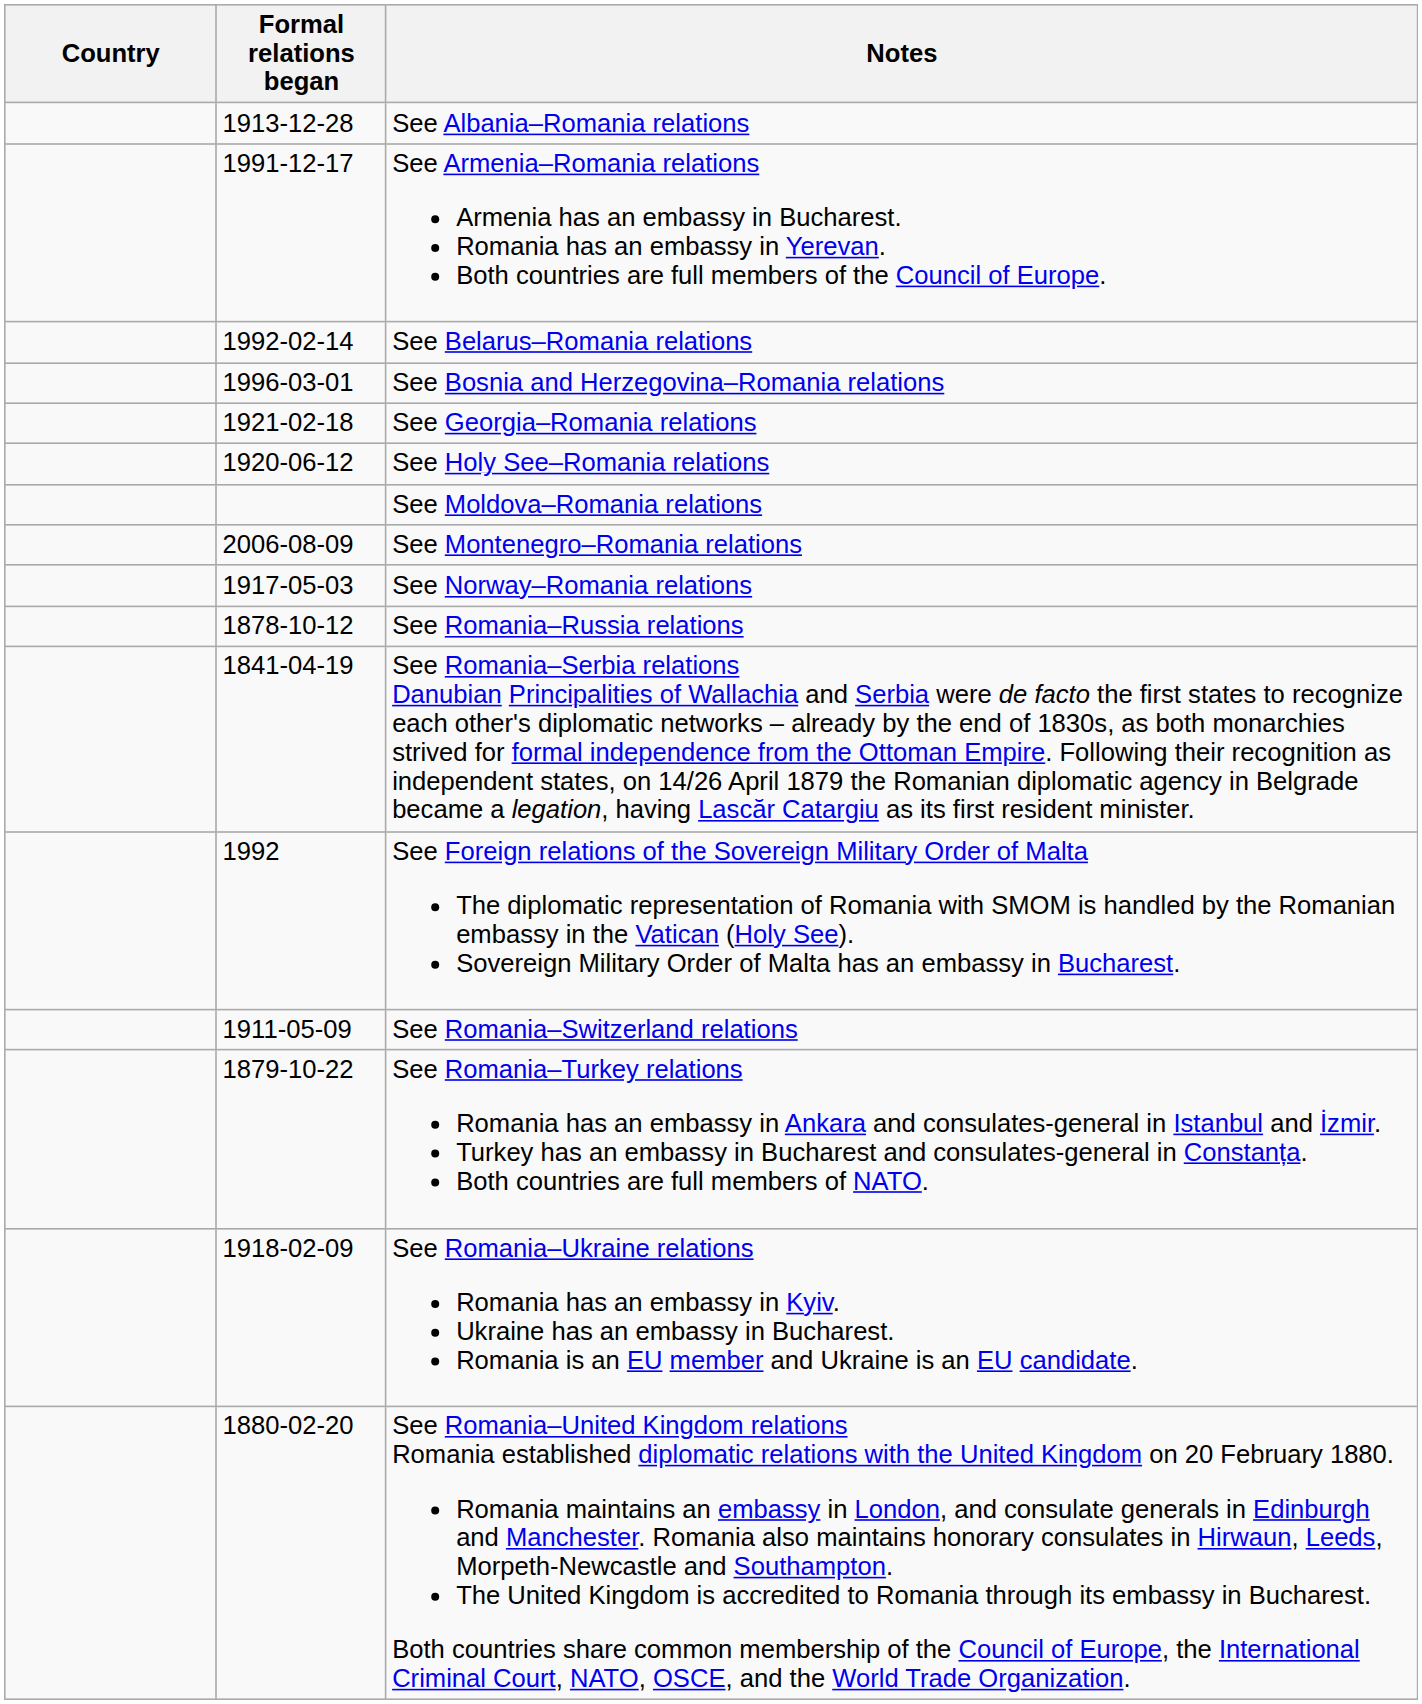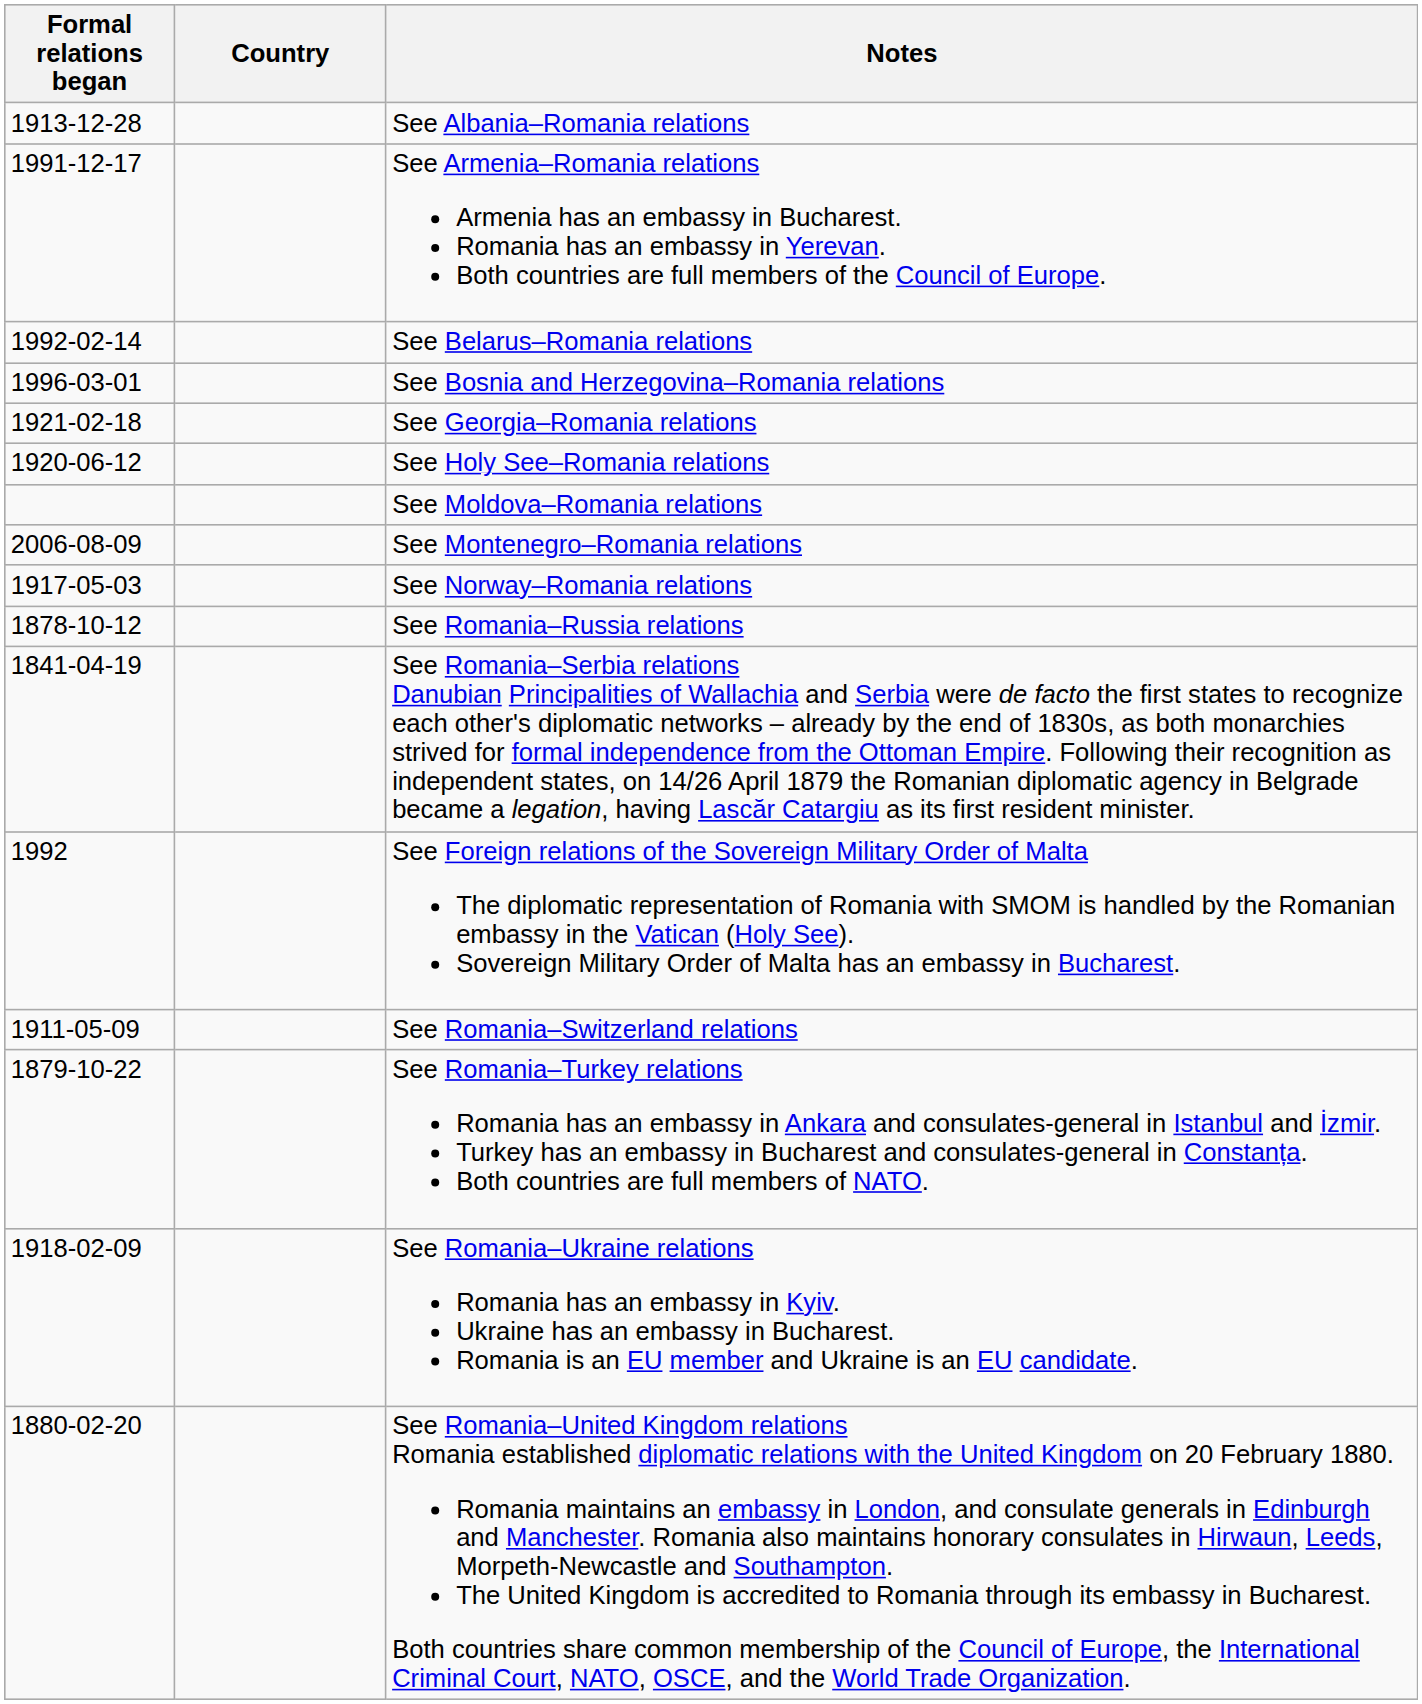columns swapped: (111, 53) <-> (301, 53)
